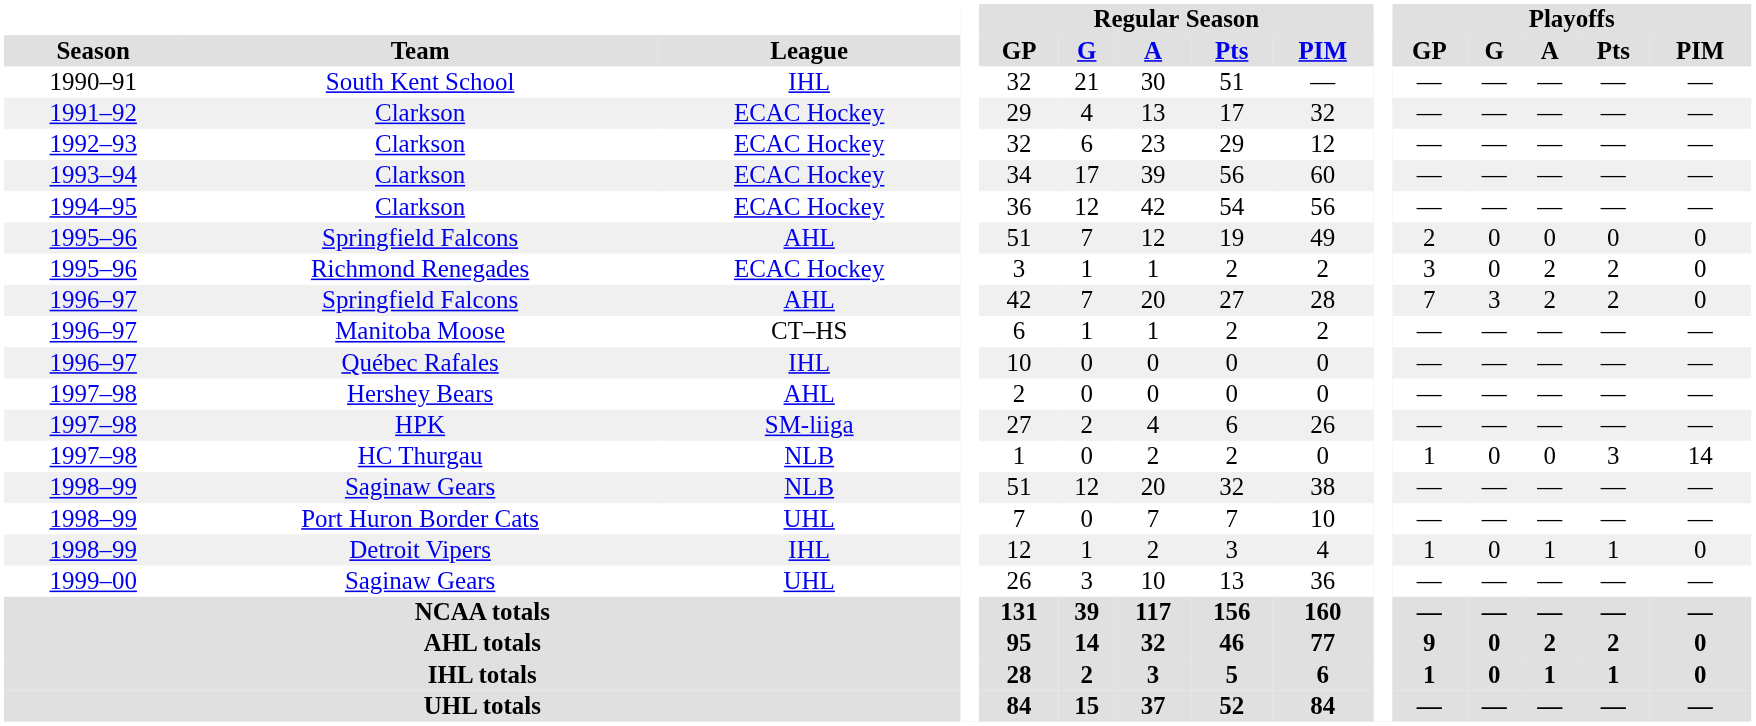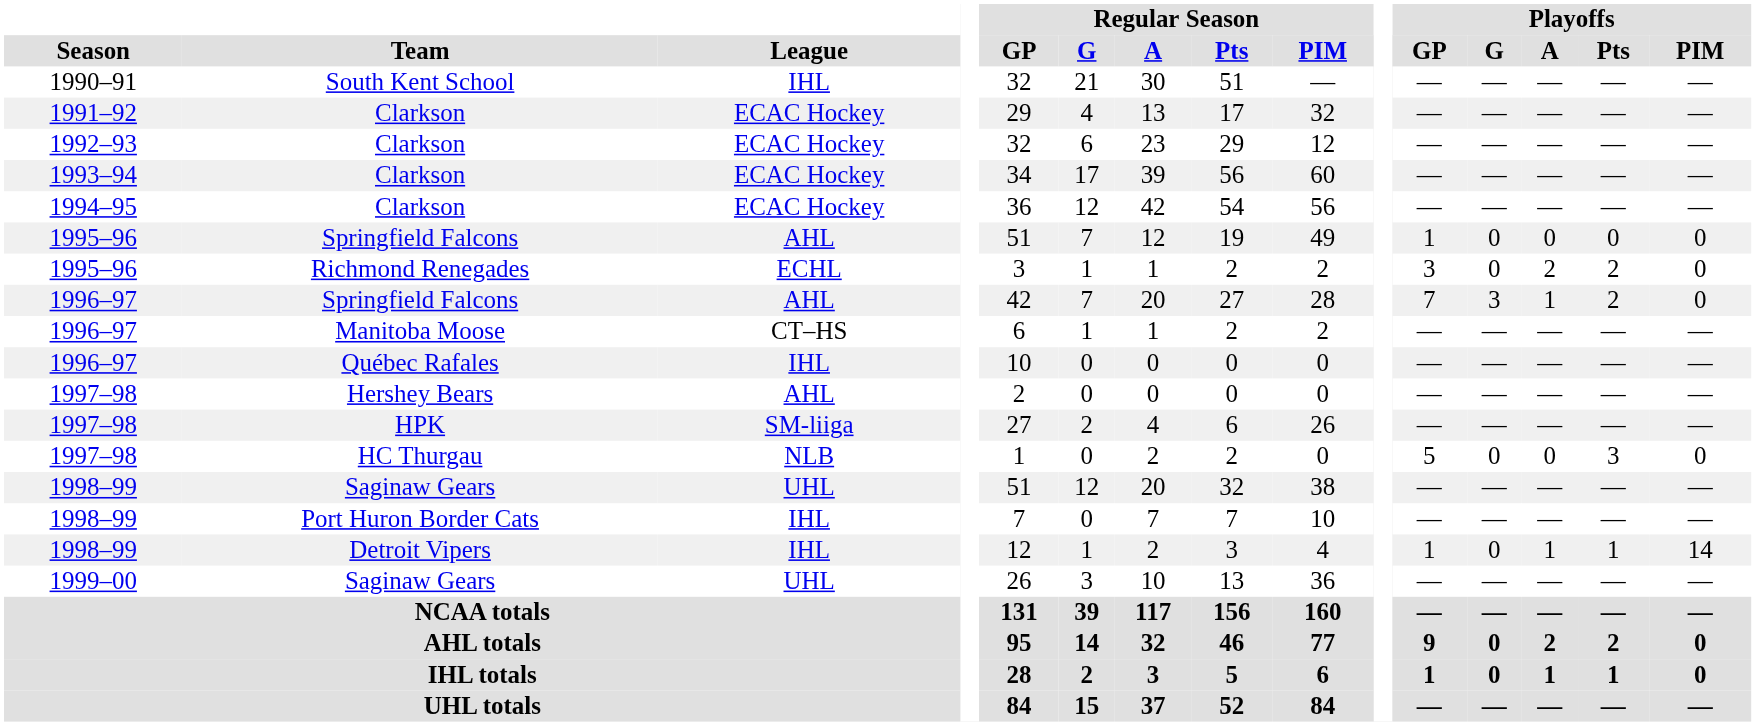(1429, 237) 2 -> (1429, 237) 1
(809, 268) ECAC Hockey -> (809, 268) ECHL
(1550, 300) 2 -> (1550, 300) 1
(1429, 456) 1 -> (1429, 456) 5
(1700, 456) 14 -> (1700, 456) 0
(809, 487) NLB -> (809, 487) UHL
(809, 518) UHL -> (809, 518) IHL
(1700, 549) 0 -> (1700, 549) 14
